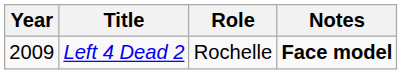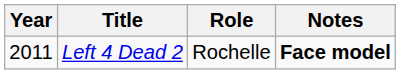(32, 52) 2009 -> (31, 52) 2011
